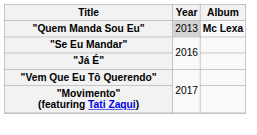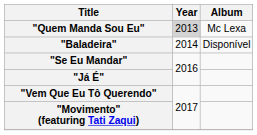(223, 28) bold -> (227, 28) normal
+ row: (89, 45)
